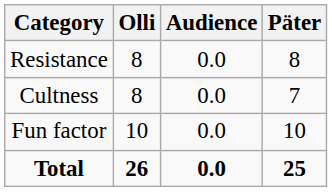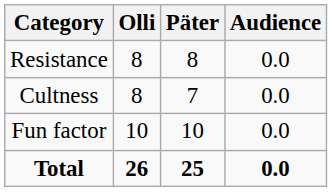columns swapped: (295, 22) <-> (212, 22)
